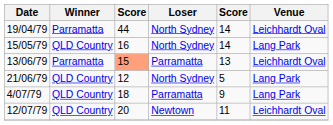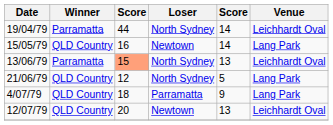(183, 45) North Sydney -> (173, 45) Newtown
(177, 62) Parramatta -> (183, 62) North Sydney
(224, 111) 11 -> (225, 111) 13
